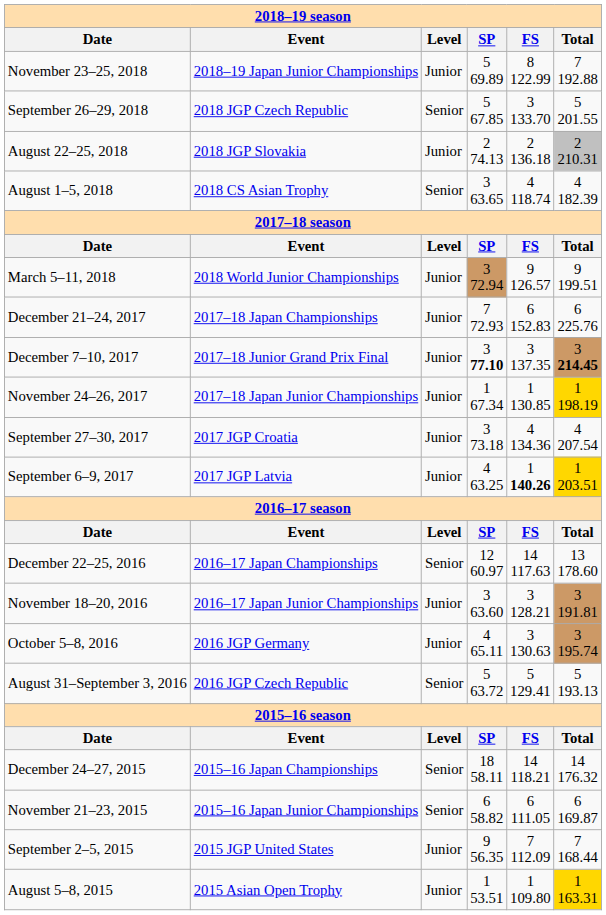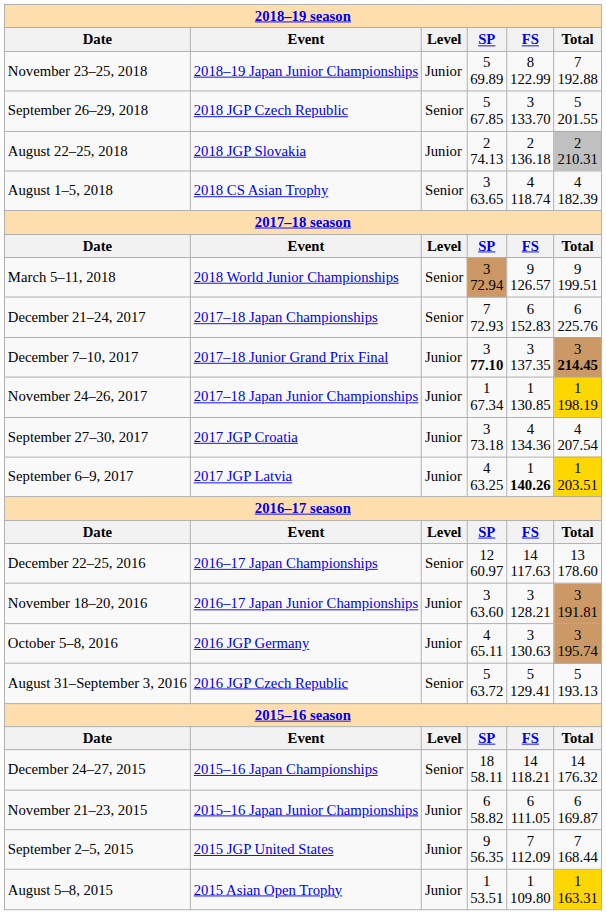(443, 277) Junior -> (444, 277) Senior
(443, 317) Junior -> (444, 317) Senior
(444, 809) Senior -> (443, 809) Junior
